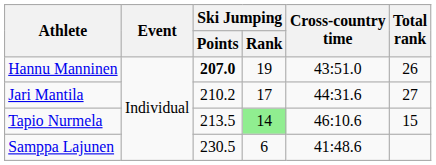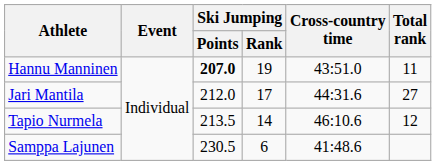(410, 69) 26 -> (410, 69) 11
(218, 95) 210.2 -> (218, 95) 212.0
(264, 121) lightgreen background -> (264, 121) no background
(410, 121) 15 -> (410, 121) 12
